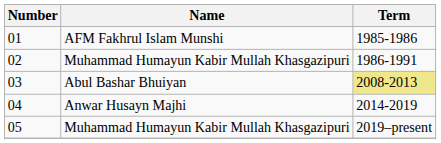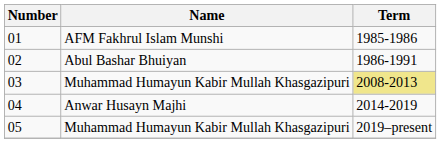(207, 60) Muhammad Humayun Kabir Mullah Khasgazipuri -> (125, 60) Abul Bashar Bhuiyan
(125, 82) Abul Bashar Bhuiyan -> (207, 82) Muhammad Humayun Kabir Mullah Khasgazipuri
